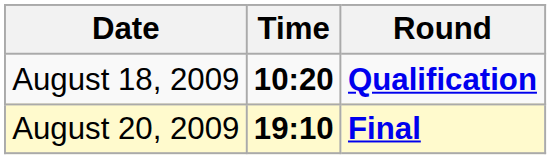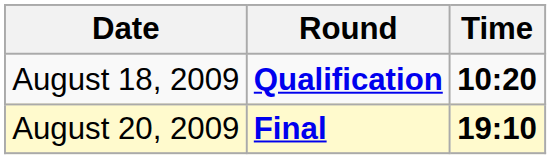columns swapped: (294, 29) <-> (442, 29)
